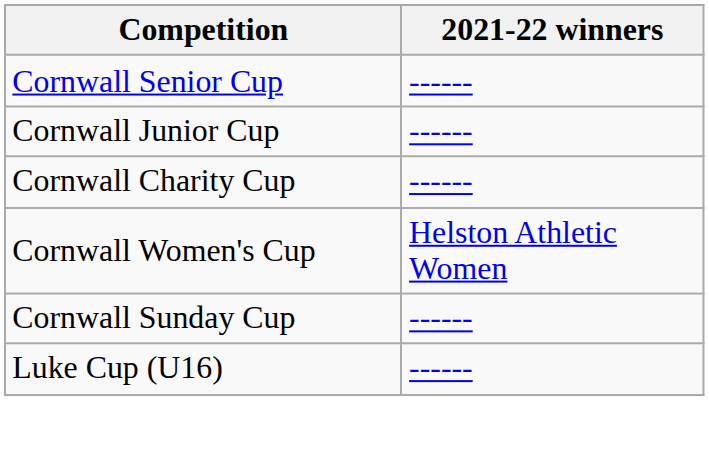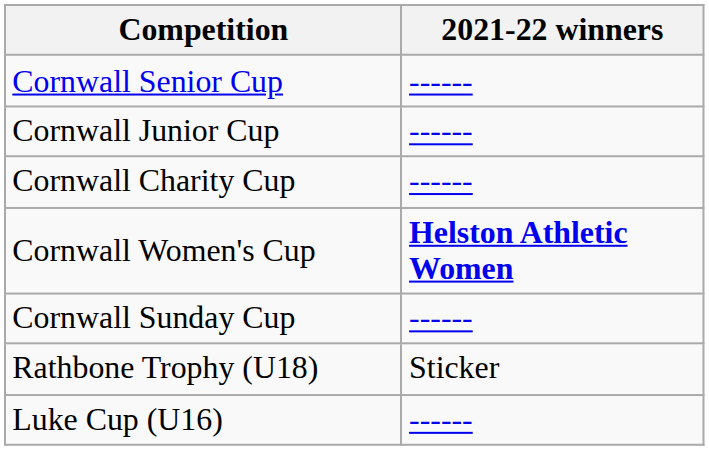(513, 249) normal -> (518, 249) bold
+ row: (165, 368)
